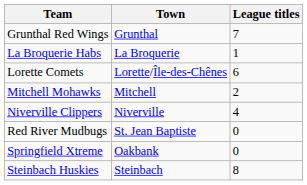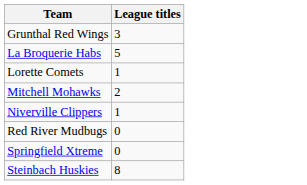- column: (171, 14)
(236, 33) 7 -> (117, 33) 3
(236, 53) 1 -> (117, 53) 5
(236, 72) 6 -> (117, 72) 1
(236, 111) 4 -> (117, 111) 1
